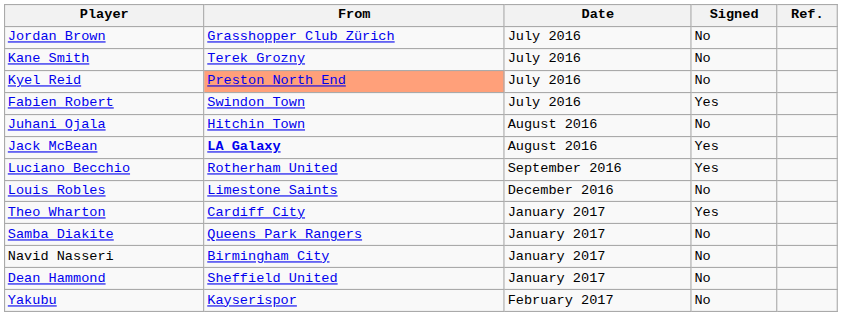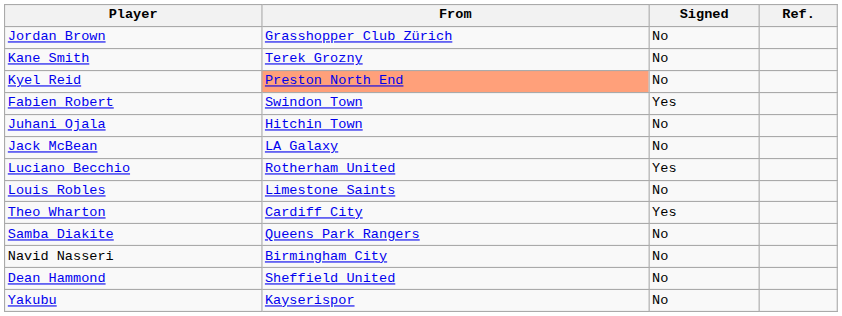- column: (598, 16)
(244, 147) bold -> (302, 147) normal
(707, 147) Yes -> (660, 147) No
